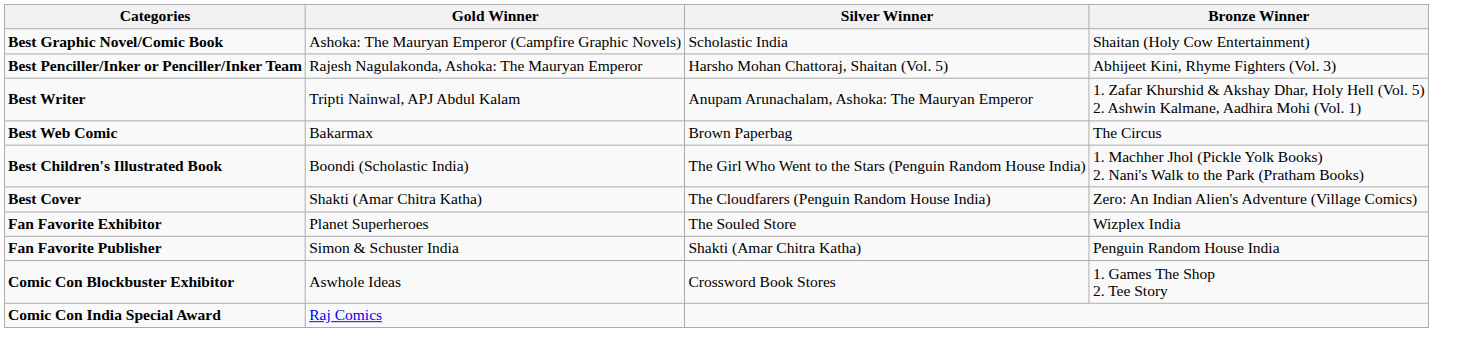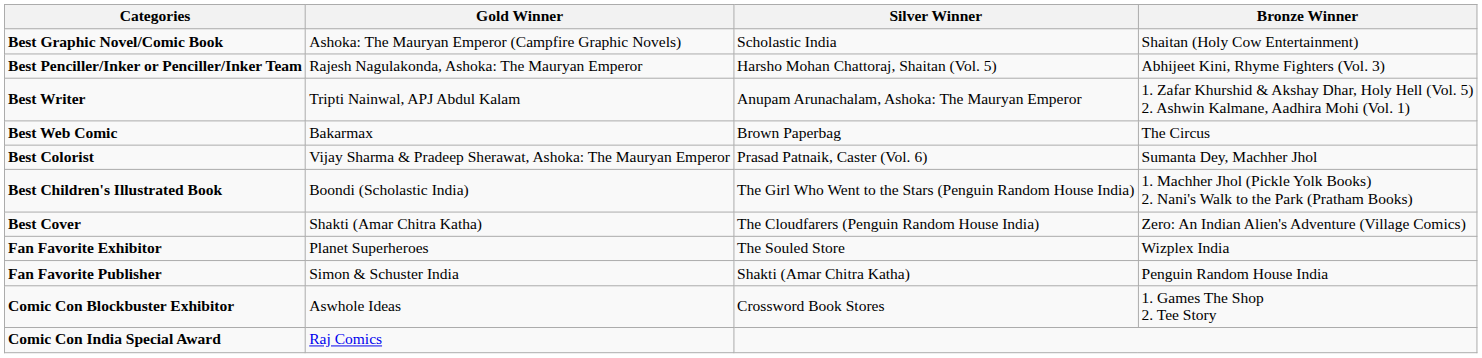+ row: (51, 157)
